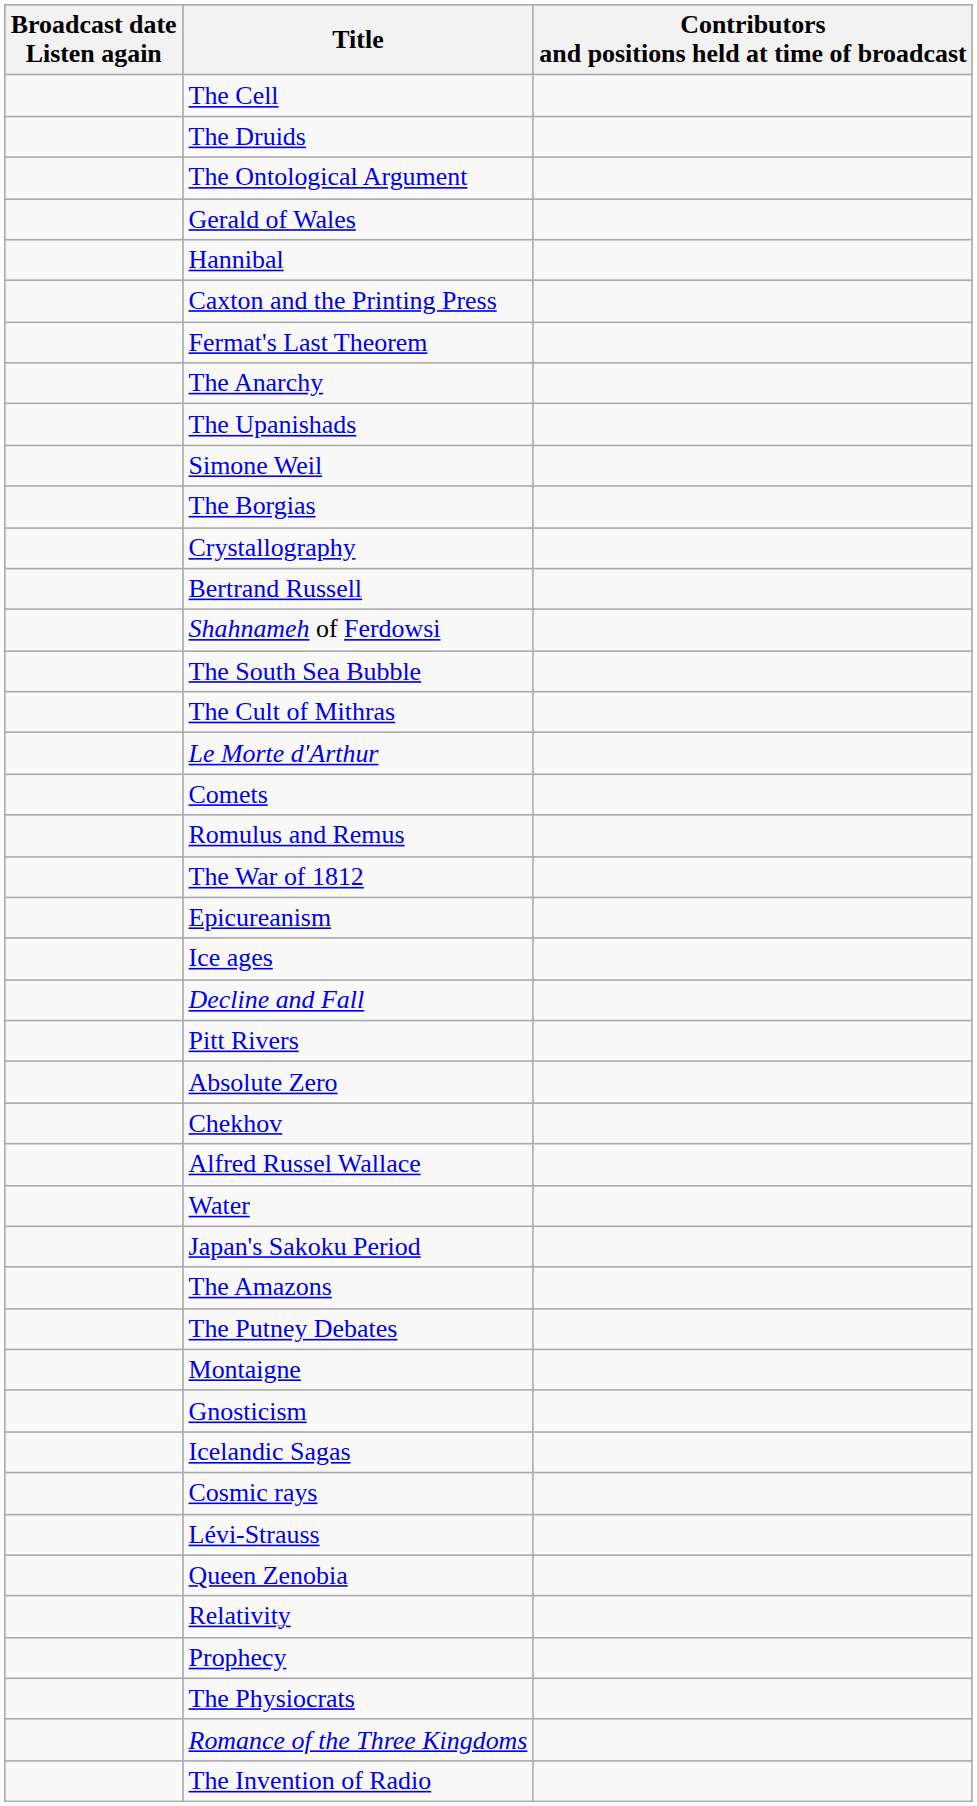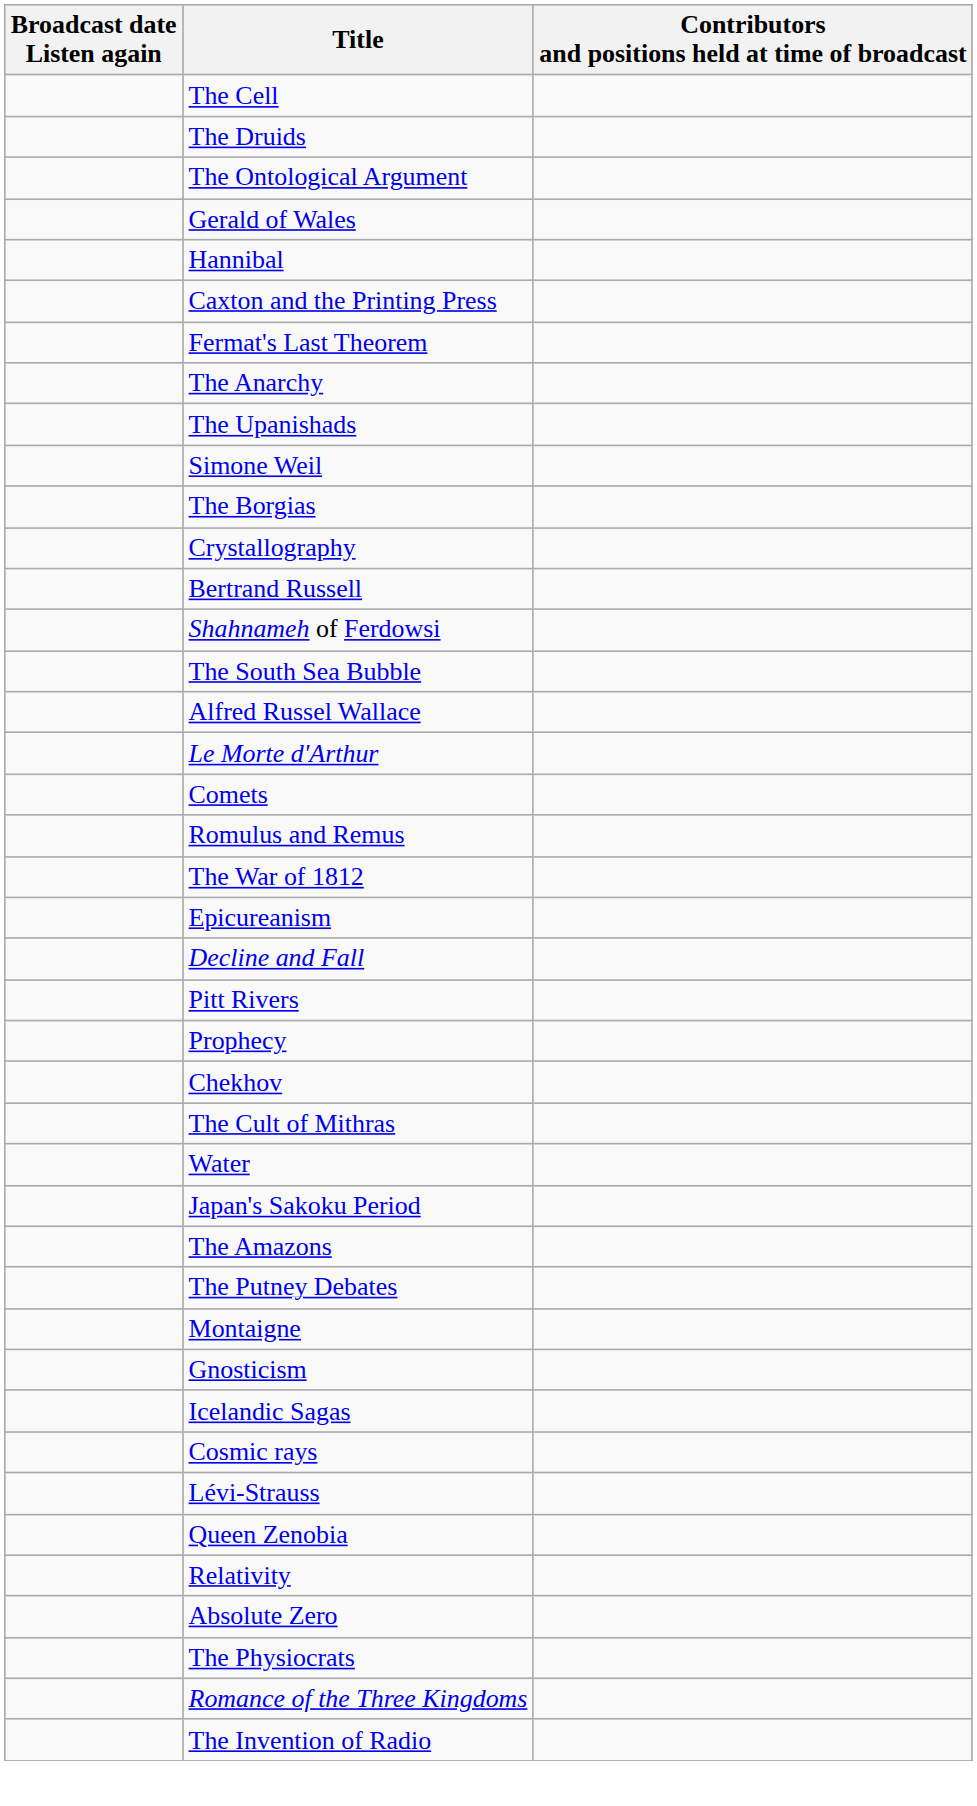rows swapped: (292, 711) <-> (305, 1164)
- row: (231, 958)
rows swapped: (263, 1081) <-> (238, 1657)
